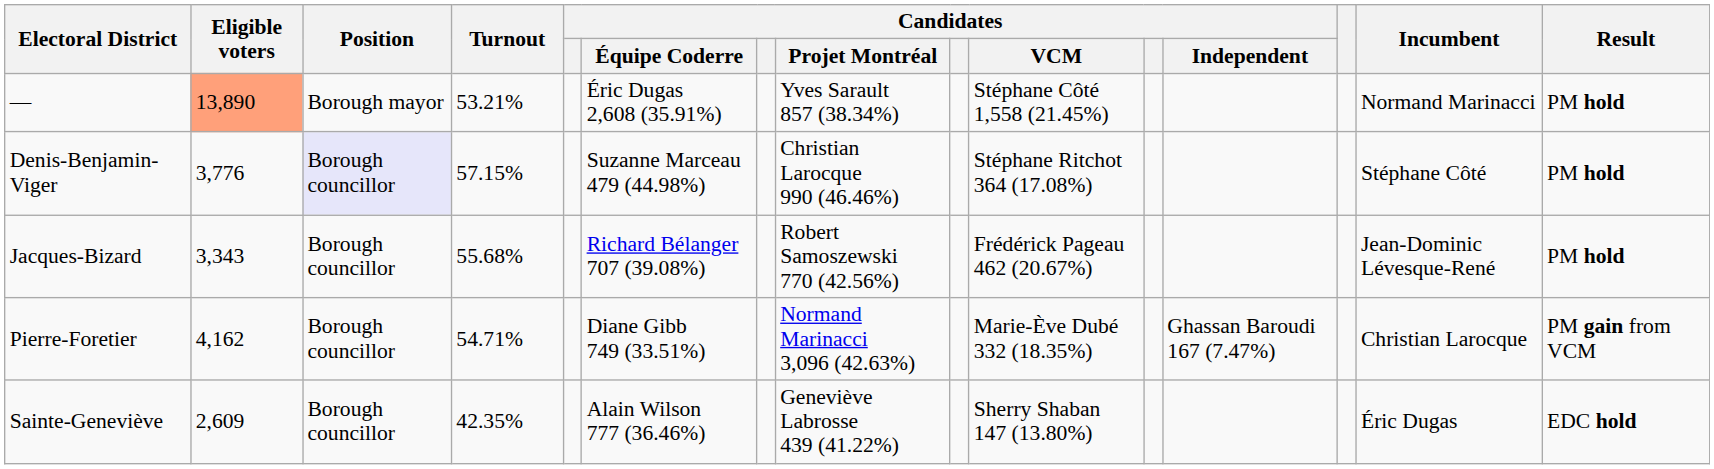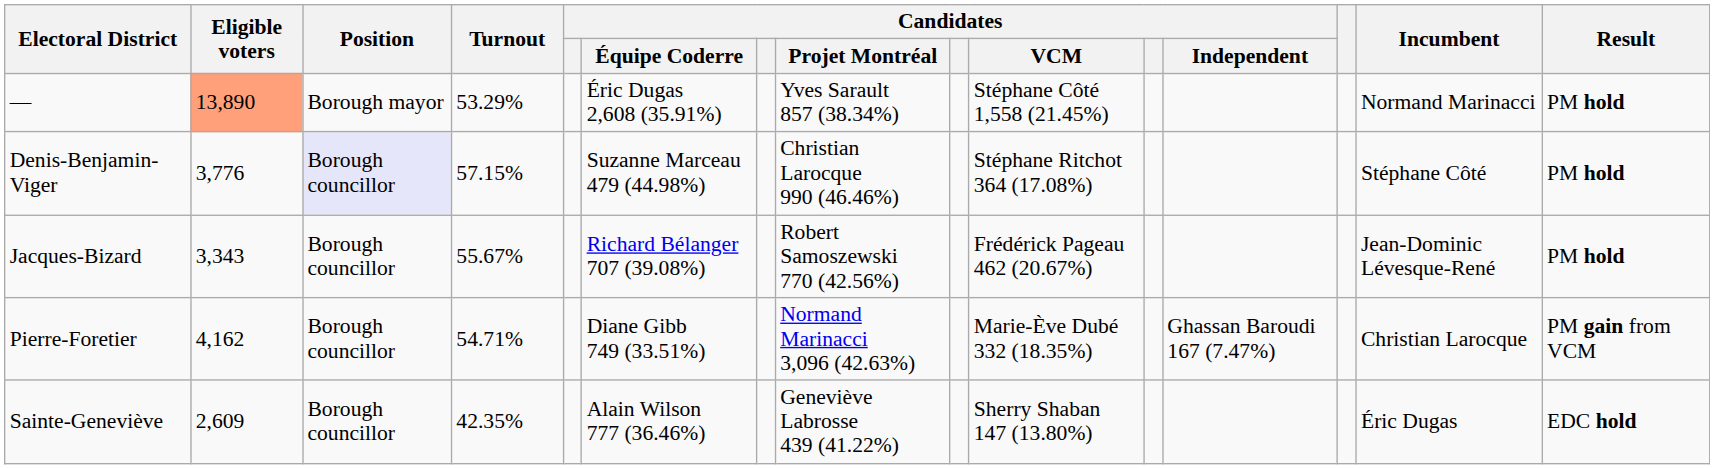(490, 102) 53.21% -> (490, 102) 53.29%
(490, 255) 55.68% -> (490, 255) 55.67%
